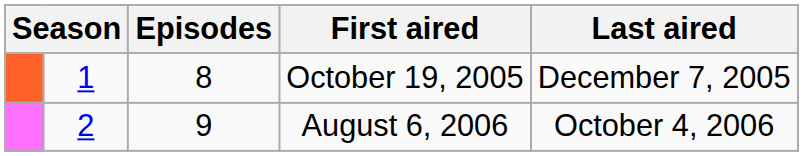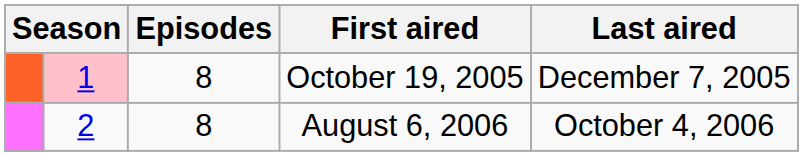(86, 77) no background -> (86, 77) pink background
(204, 126) 9 -> (204, 126) 8
